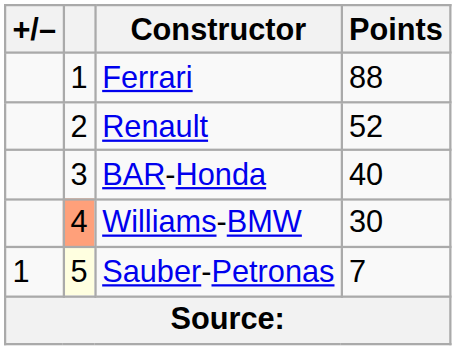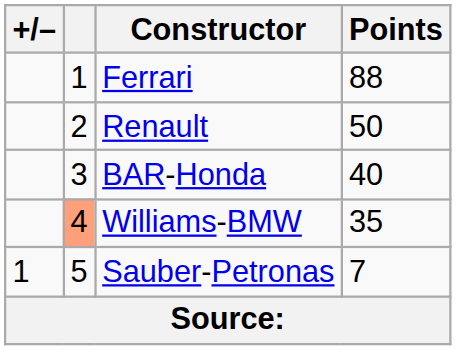(366, 126) 52 -> (366, 126) 50
(366, 223) 30 -> (366, 223) 35
(79, 271) lightyellow background -> (79, 271) no background
